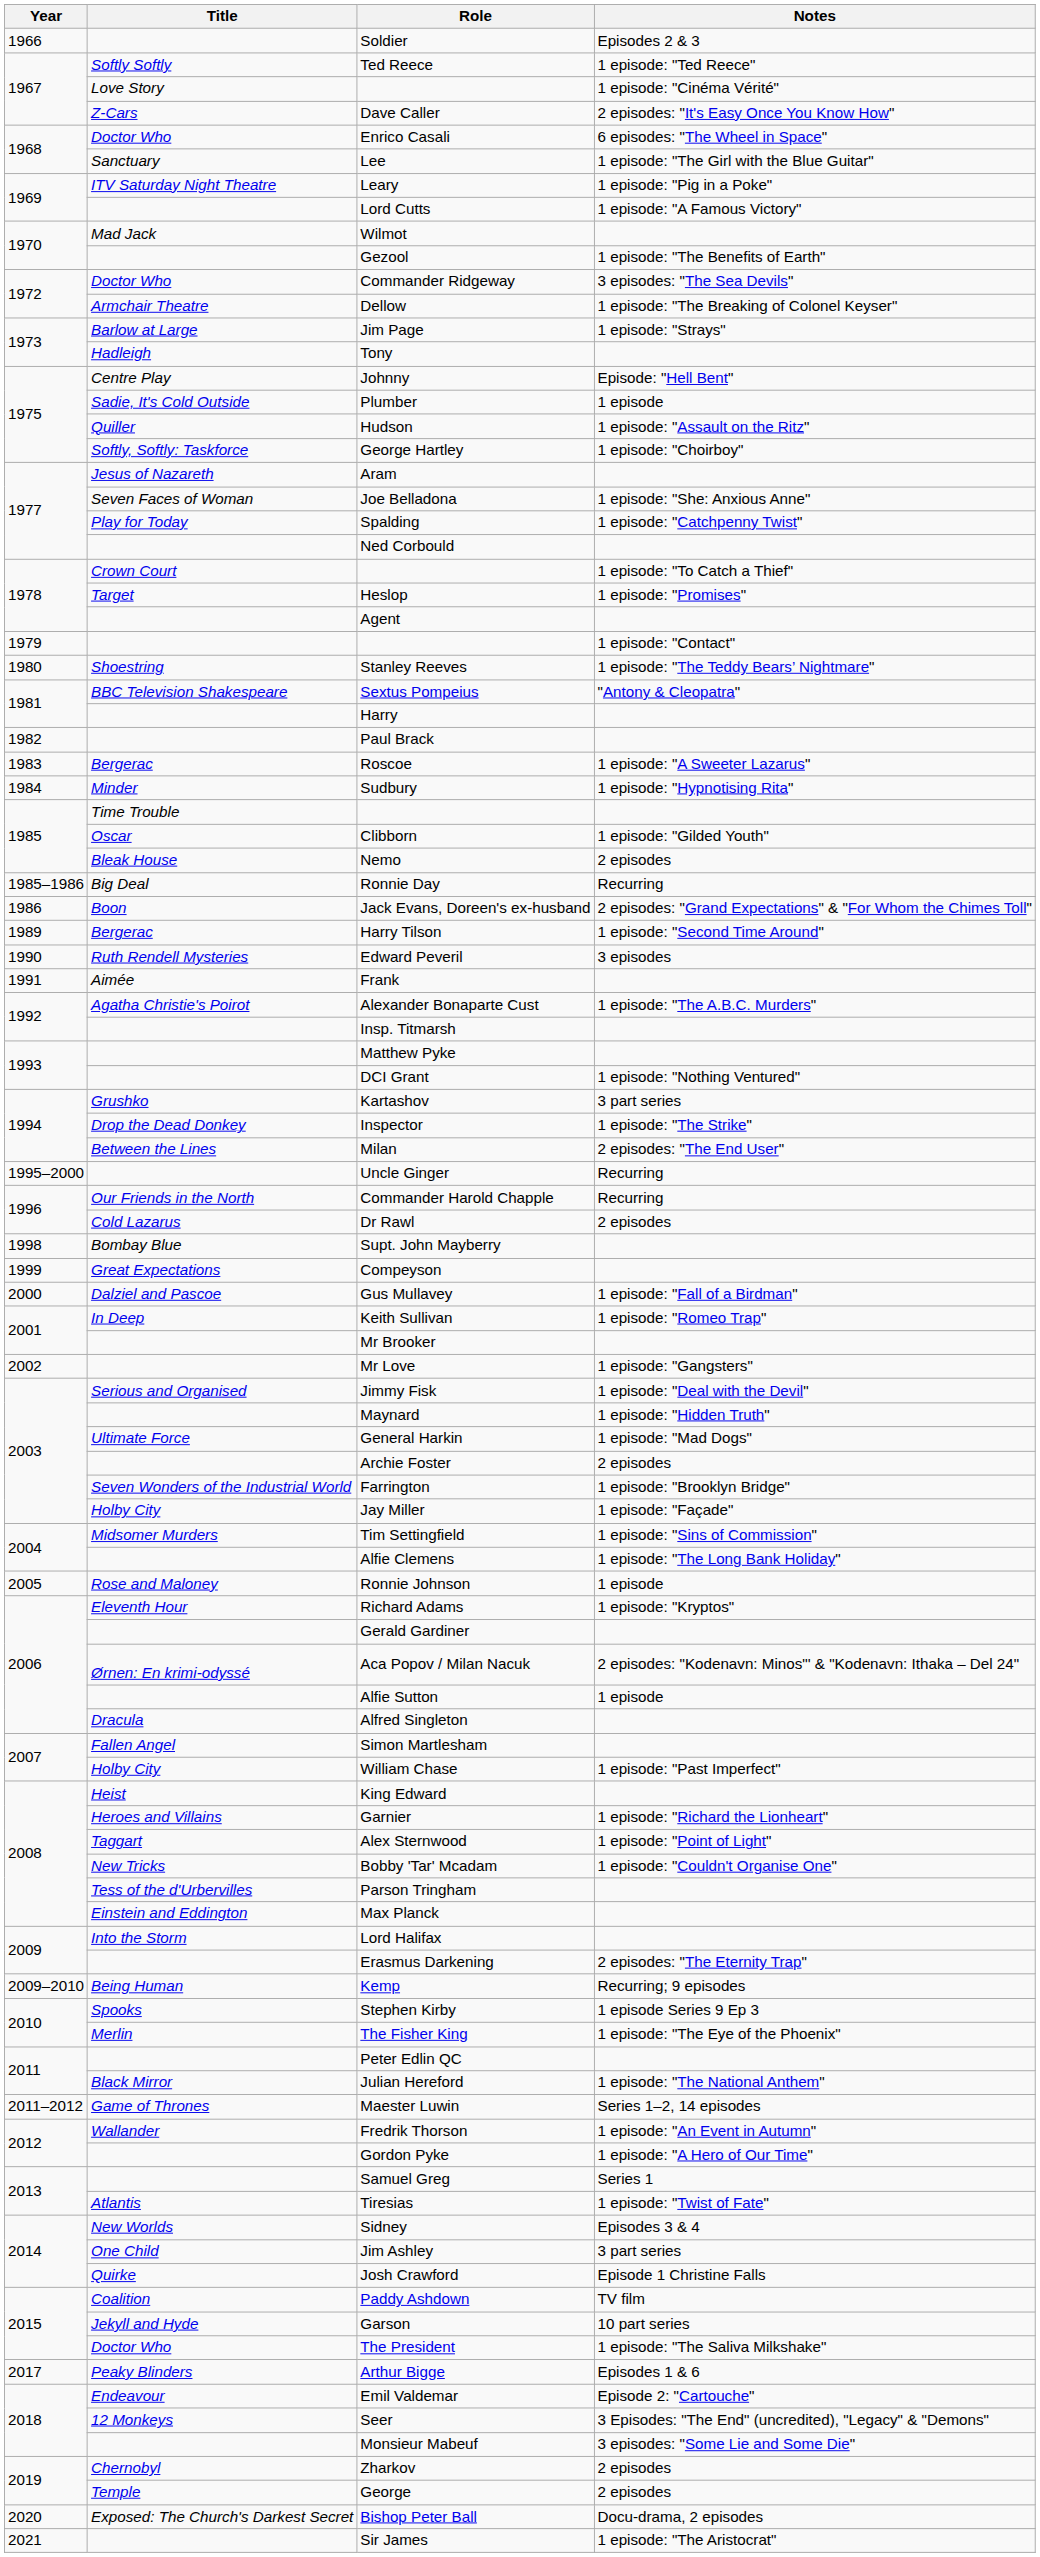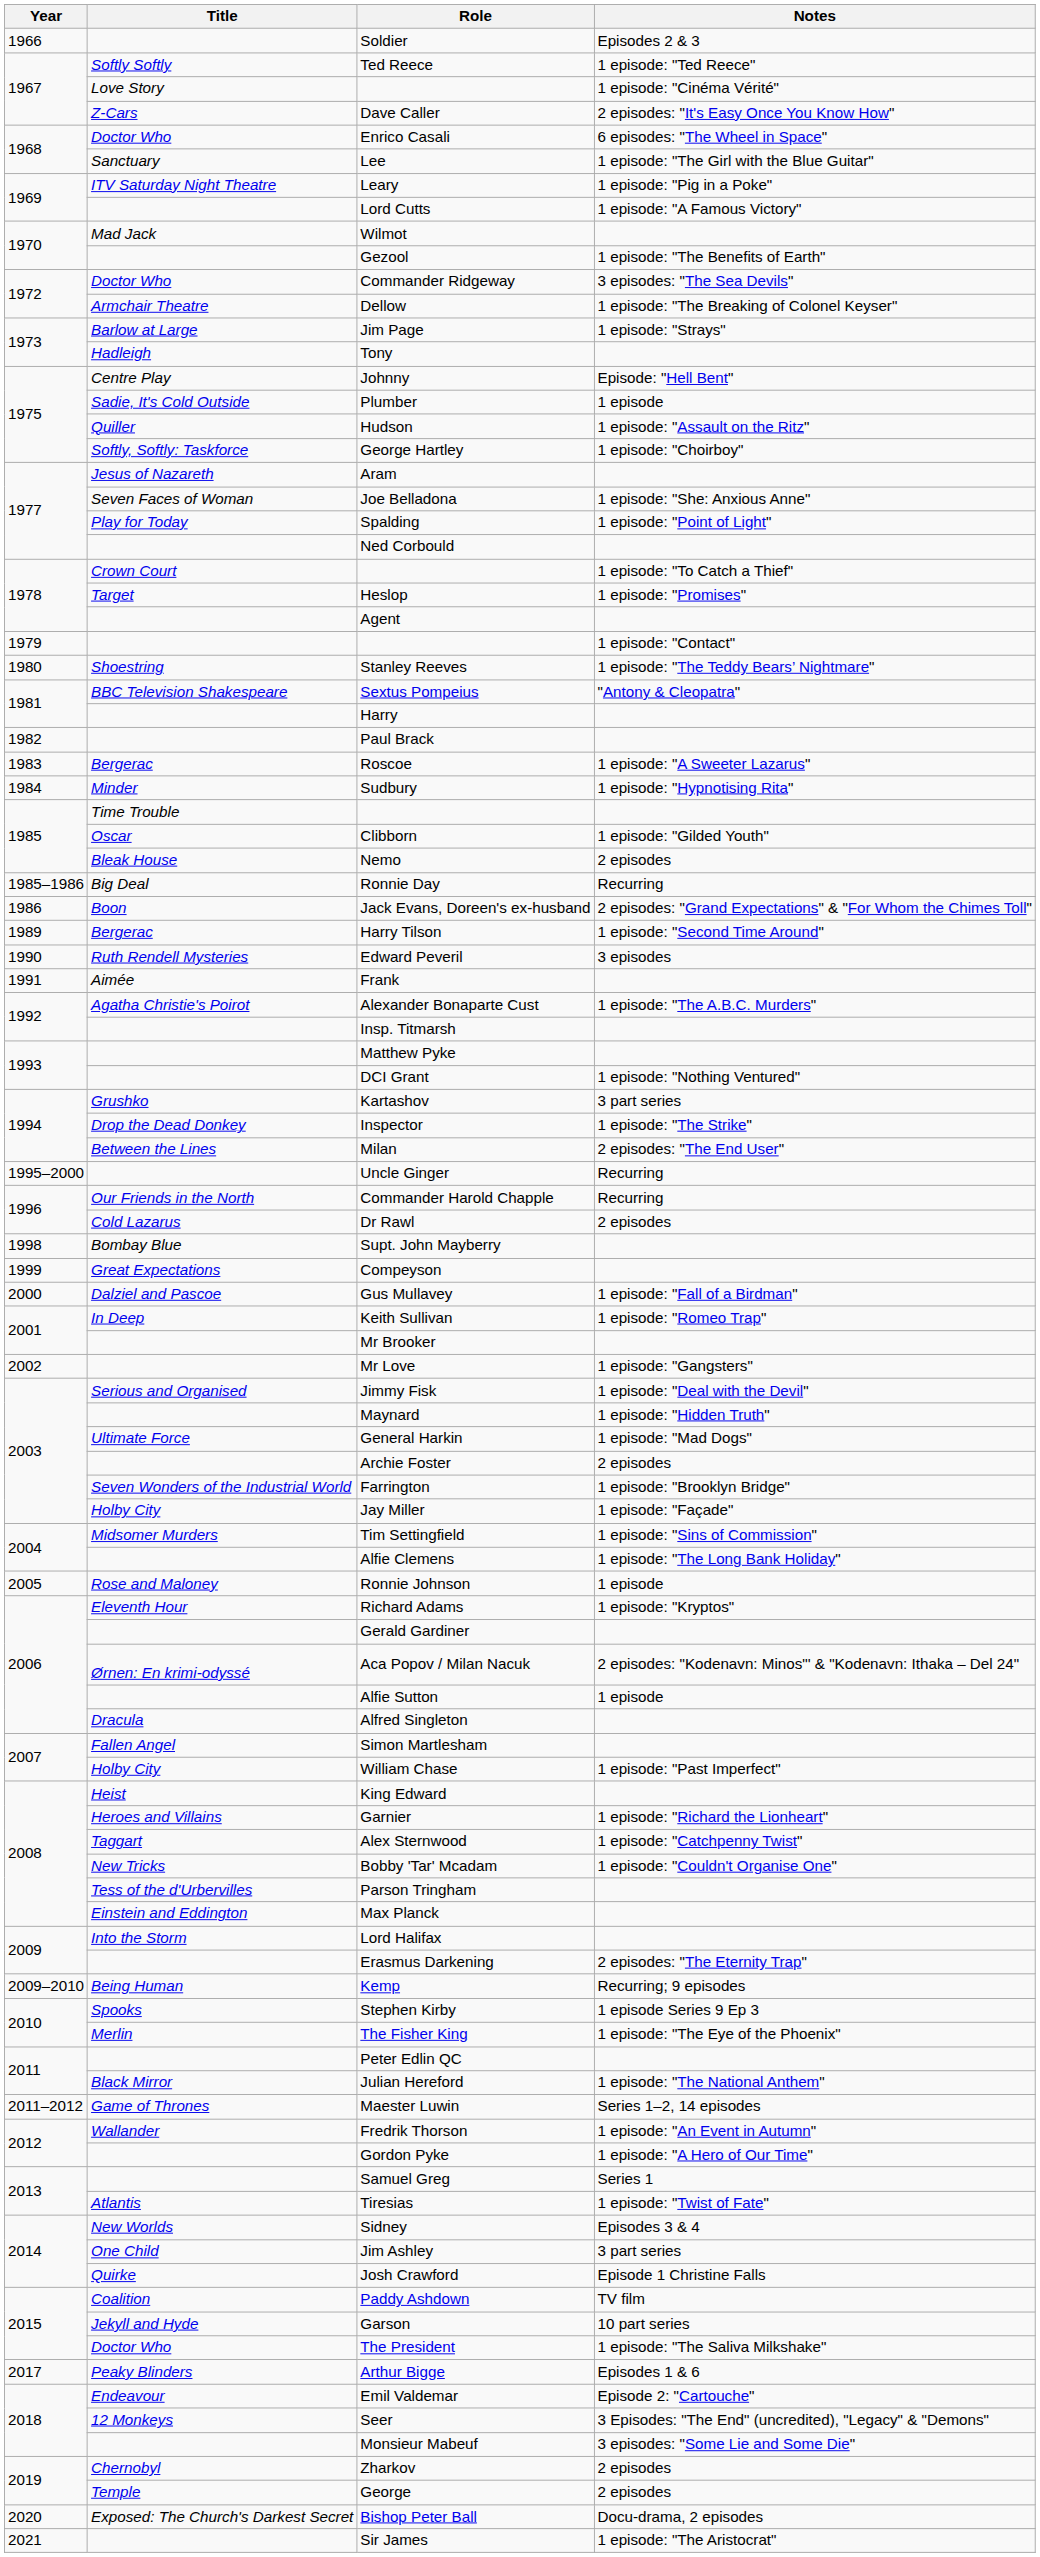(700, 522) 1 episode: "Catchpenny Twist" -> (684, 522) 1 episode: "Point of Light"
(684, 1841) 1 episode: "Point of Light" -> (700, 1841) 1 episode: "Catchpenny Twist"
